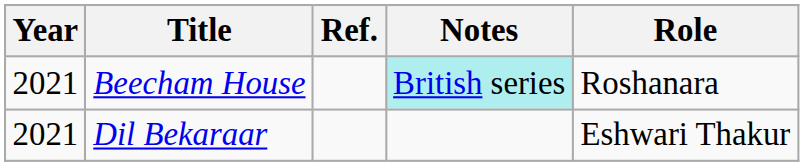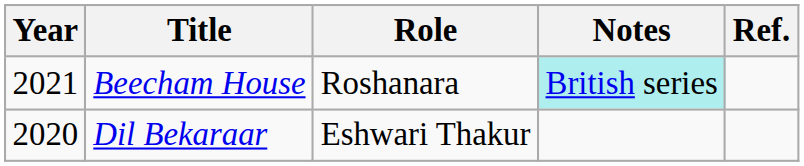columns swapped: (685, 30) <-> (349, 30)
(45, 134) 2021 -> (45, 134) 2020
